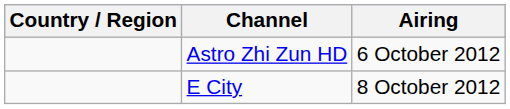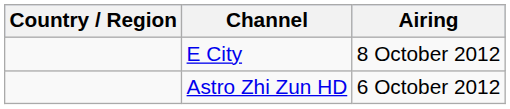rows swapped: (267, 53) <-> (214, 86)
